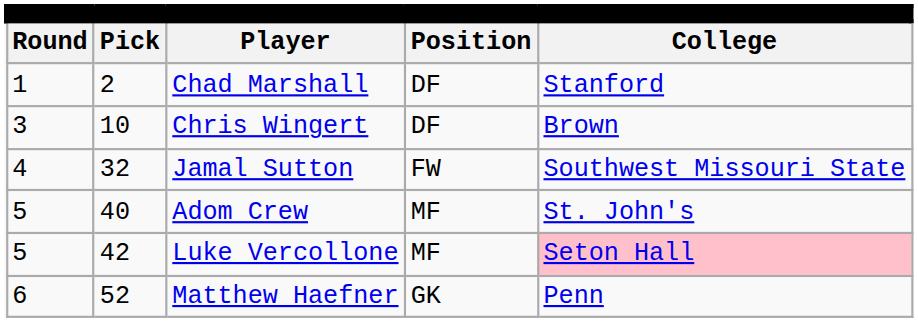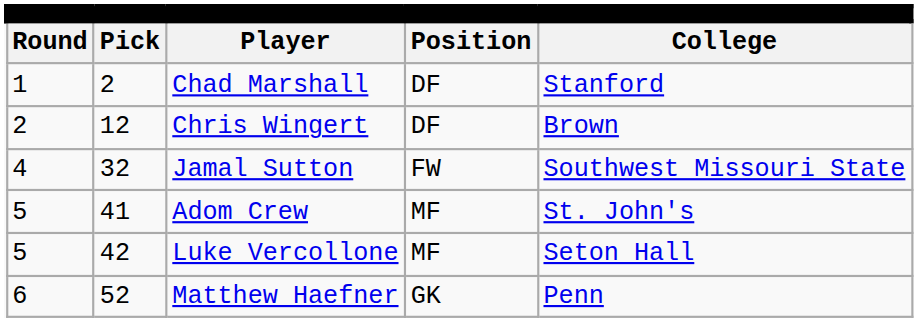(20, 127) 3 -> (20, 127) 2
(115, 127) 10 -> (115, 127) 12
(115, 211) 40 -> (115, 211) 41
(619, 254) pink background -> (619, 254) no background
